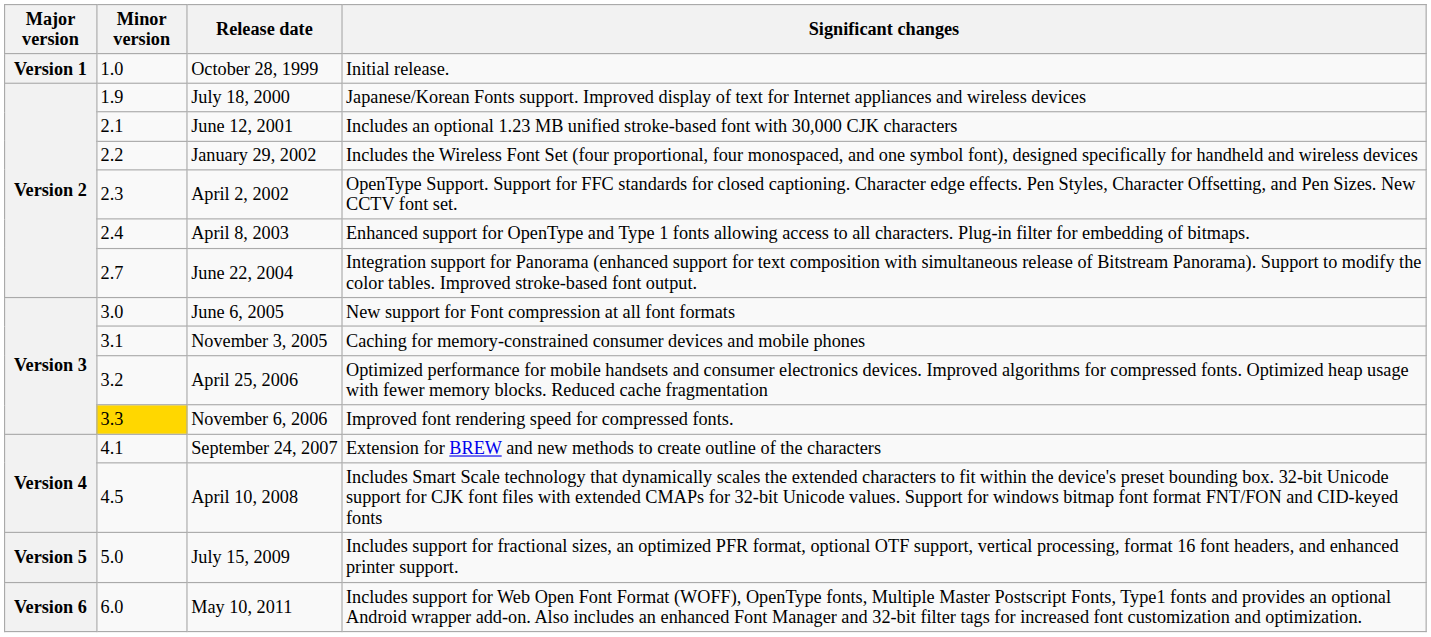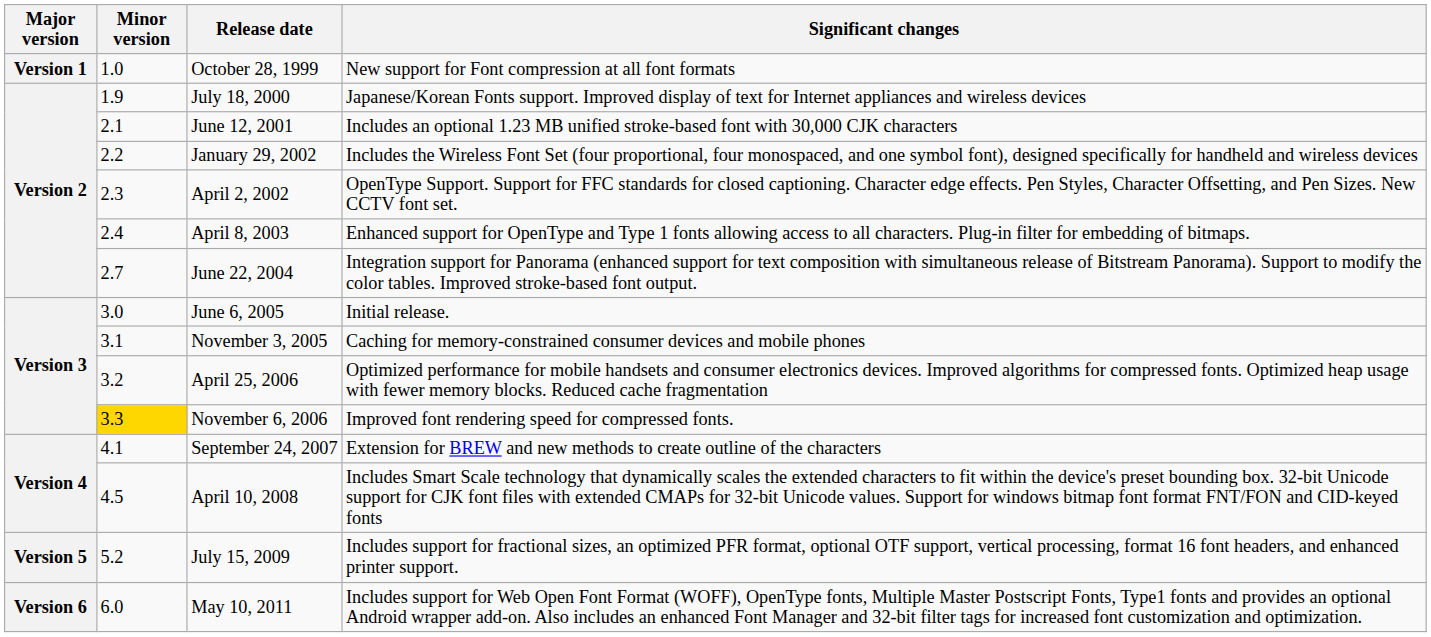(398, 68) Initial release. -> (541, 68) New support for Font compression at all font formats
(541, 311) New support for Font compression at all font formats -> (398, 311) Initial release.
(112, 557) 5.0 -> (112, 557) 5.2
